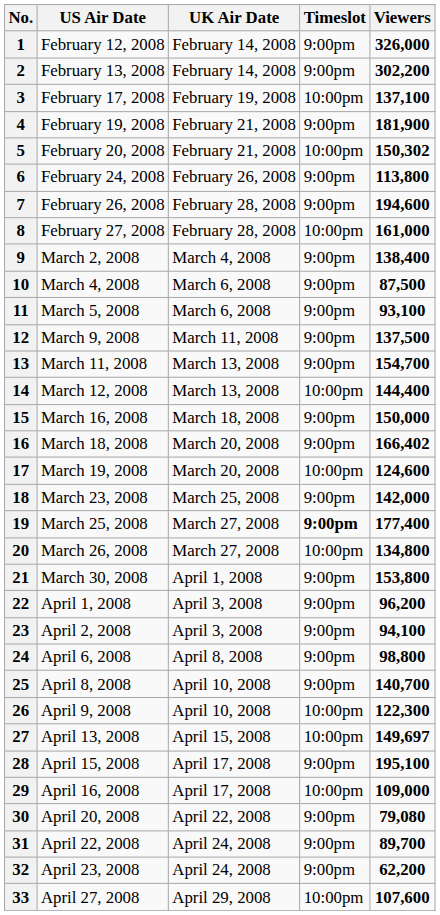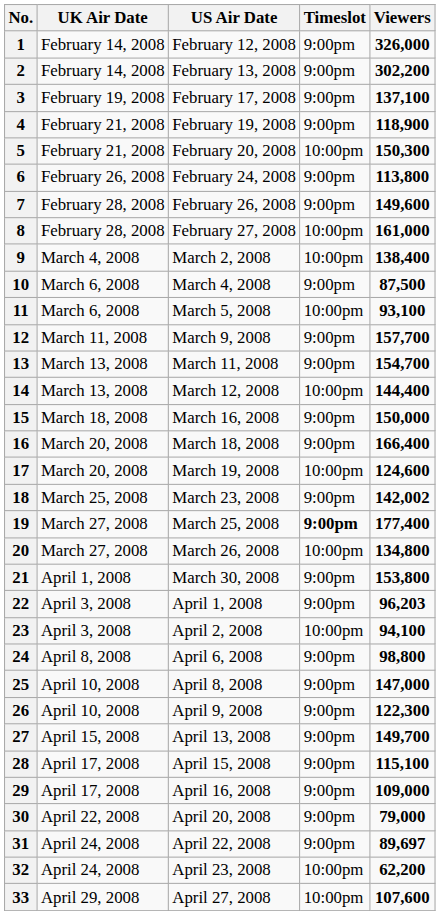columns swapped: (103, 17) <-> (234, 17)
(334, 97) 10:00pm -> (329, 97) 9:00pm
(402, 124) 181,900 -> (402, 124) 118,900
(402, 151) 150,302 -> (402, 151) 150,300
(402, 204) 194,600 -> (402, 204) 149,600
(329, 257) 9:00pm -> (334, 257) 10:00pm
(329, 310) 9:00pm -> (334, 310) 10:00pm
(402, 337) 137,500 -> (402, 337) 157,700
(402, 444) 166,402 -> (402, 444) 166,400
(402, 497) 142,000 -> (402, 497) 142,002
(402, 603) 96,200 -> (402, 603) 96,203
(329, 630) 9:00pm -> (334, 630) 10:00pm
(402, 683) 140,700 -> (402, 683) 147,000
(334, 710) 10:00pm -> (329, 710) 9:00pm
(334, 737) 10:00pm -> (329, 737) 9:00pm
(402, 737) 149,697 -> (402, 737) 149,700
(402, 763) 195,100 -> (402, 763) 115,100
(334, 790) 10:00pm -> (329, 790) 9:00pm
(402, 817) 79,080 -> (402, 817) 79,000
(402, 843) 89,700 -> (402, 843) 89,697
(329, 870) 9:00pm -> (334, 870) 10:00pm
